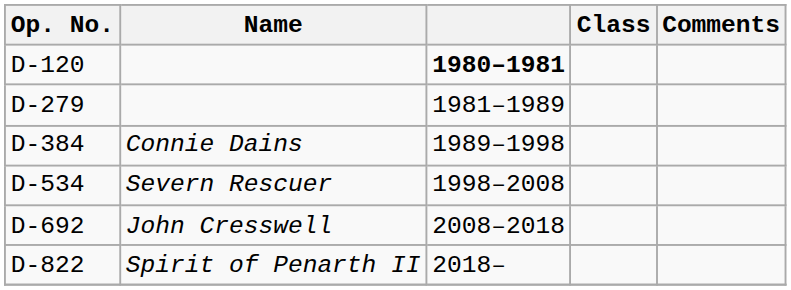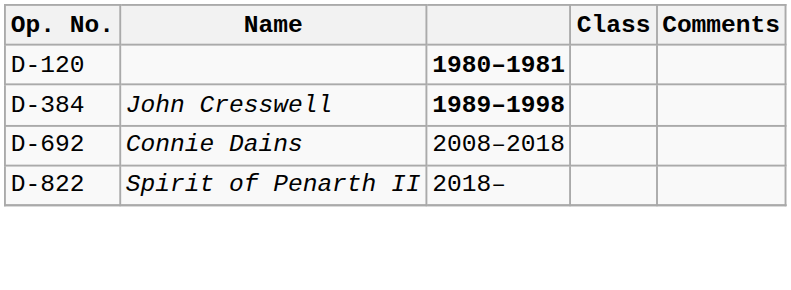- row: (48, 105)
(214, 145) Connie Dains -> (229, 105) John Cresswell
(499, 145) normal -> (499, 105) bold
- row: (48, 185)
(229, 225) John Cresswell -> (214, 145) Connie Dains
